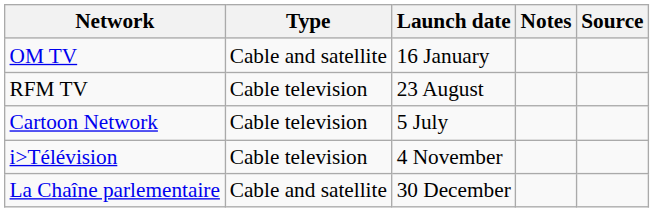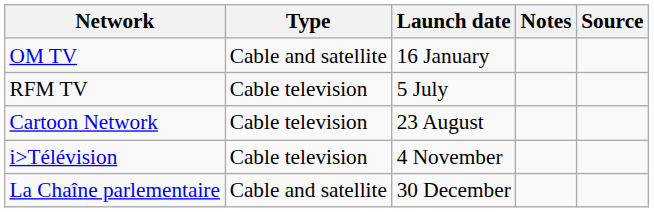(440, 88) 23 August -> (422, 88) 5 July
(422, 122) 5 July -> (440, 122) 23 August
